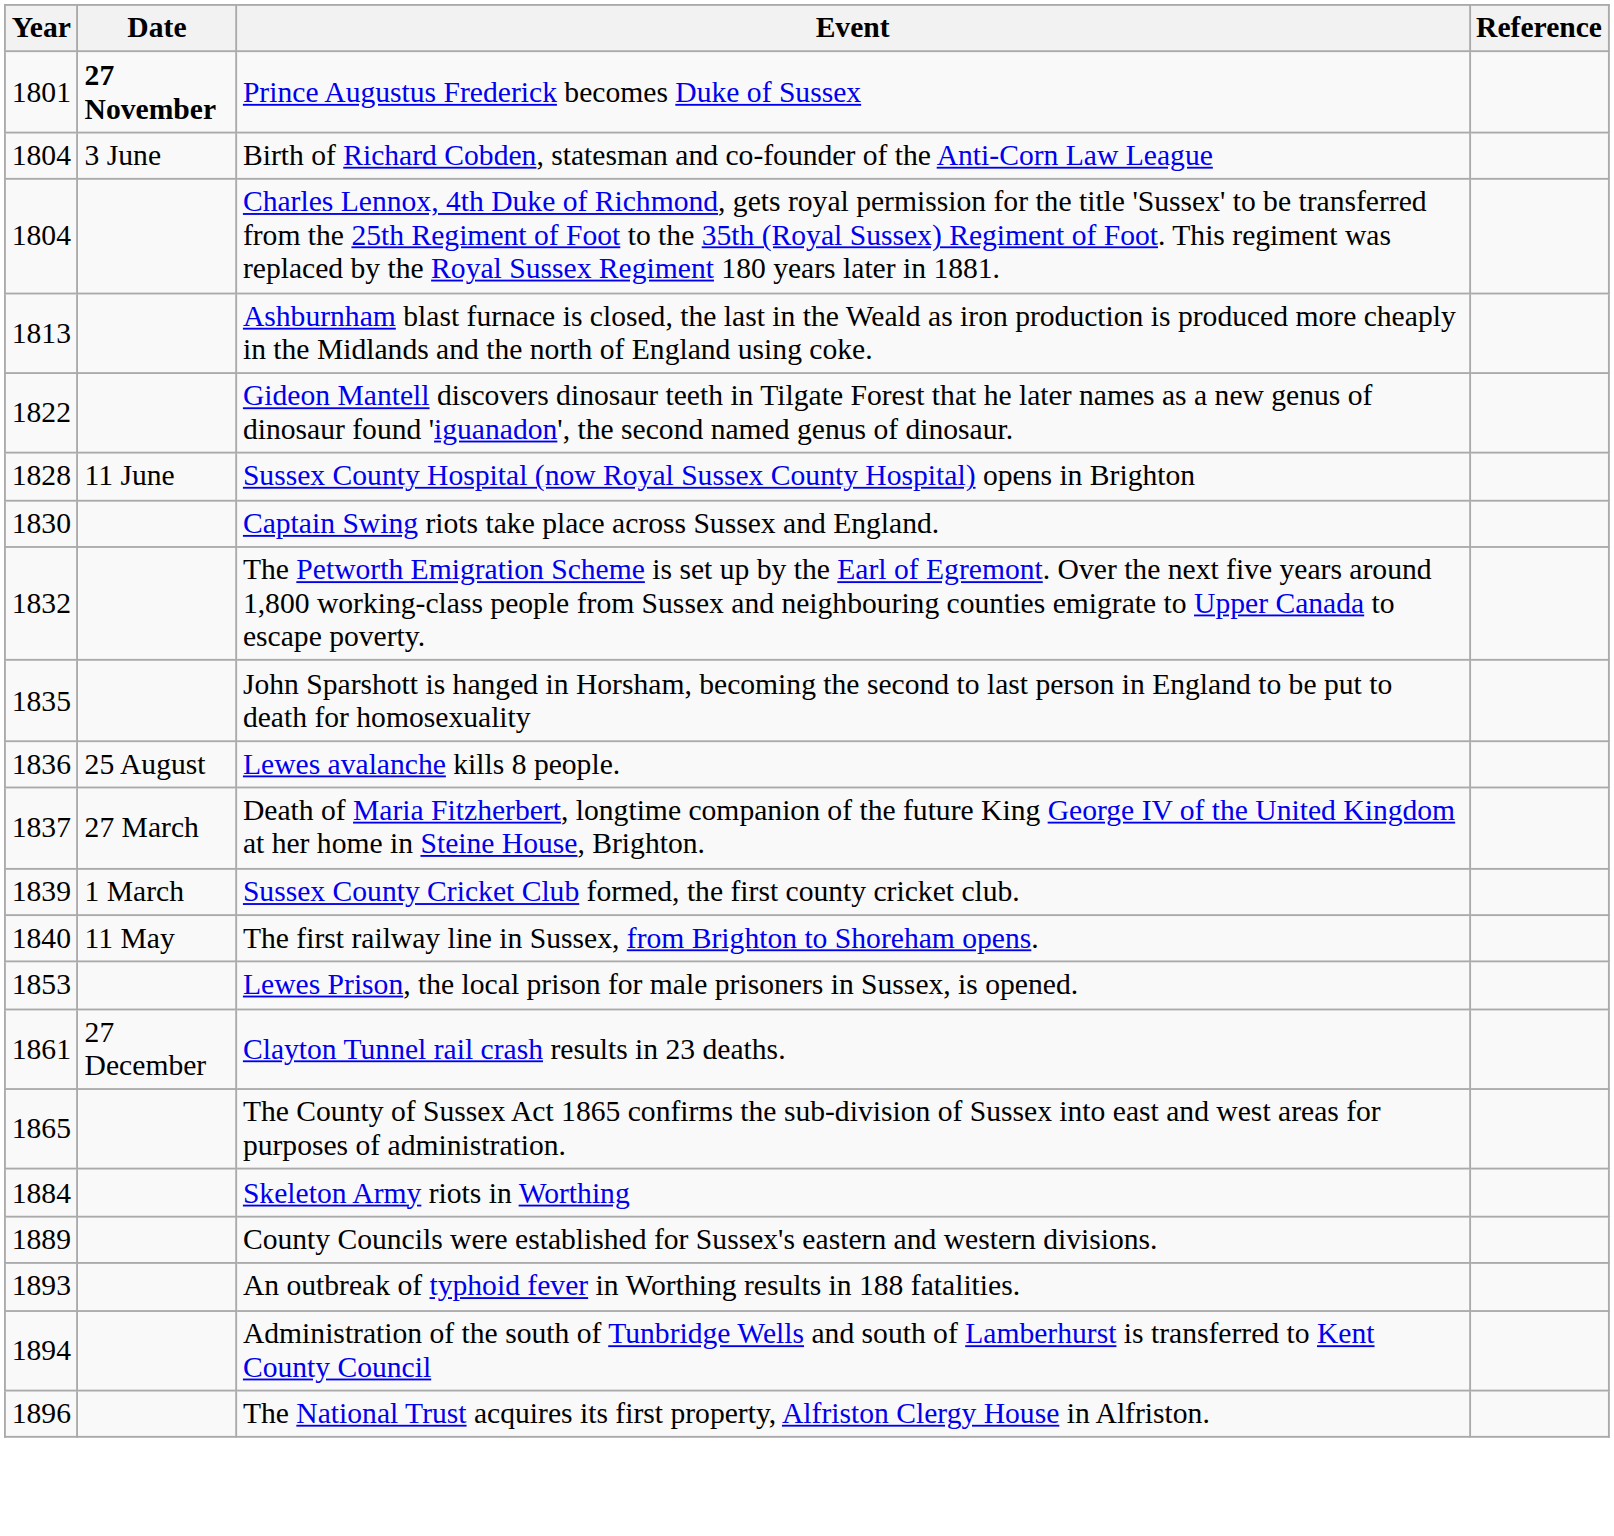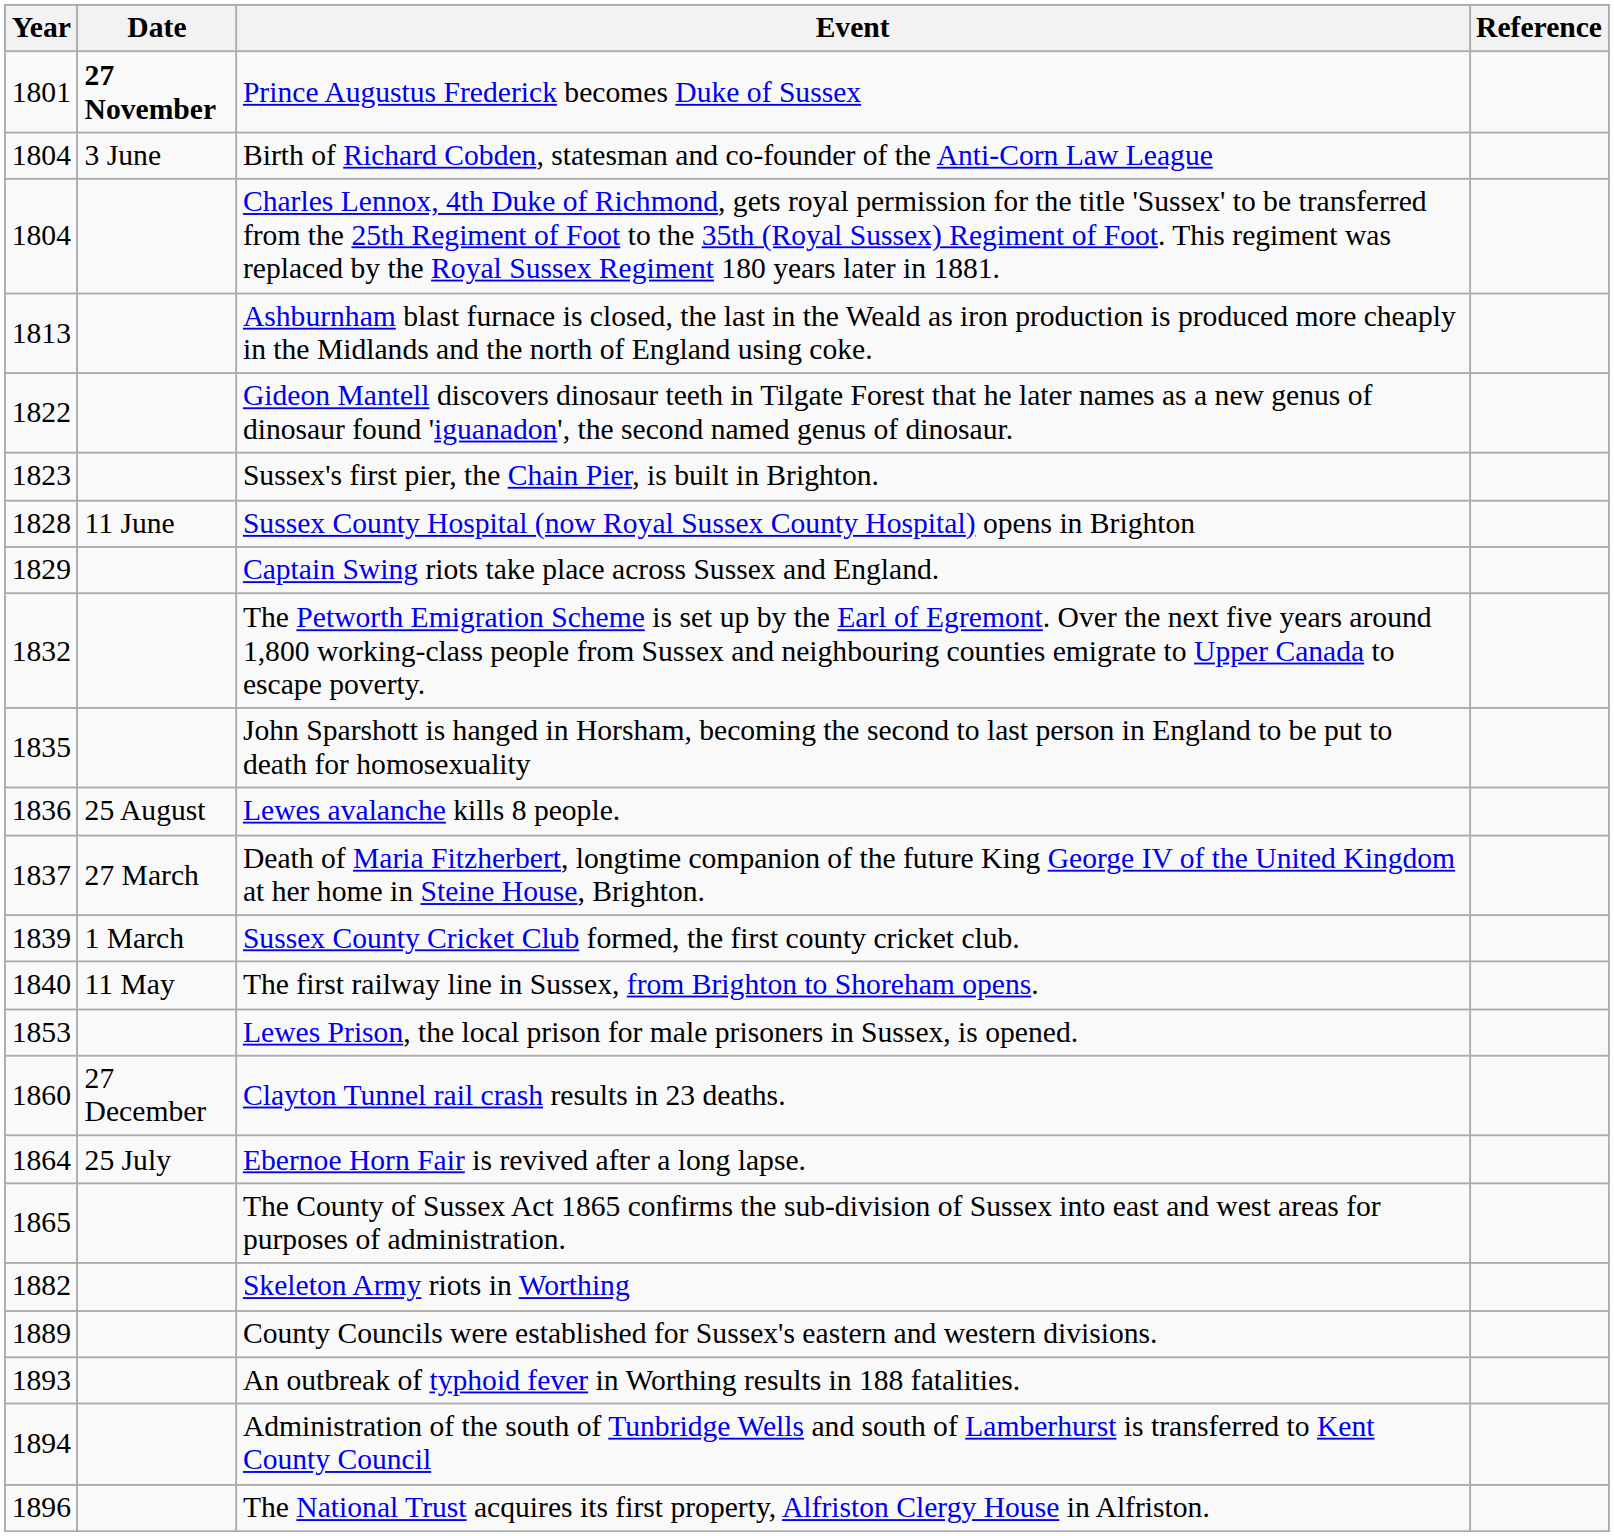+ row: (561, 476)
(41, 523) 1830 -> (41, 570) 1829
(41, 1048) 1861 -> (41, 1095) 1860
+ row: (524, 1159)
(41, 1192) 1884 -> (41, 1286) 1882
